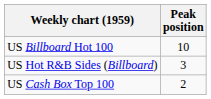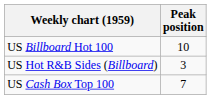(183, 84) 2 -> (183, 84) 7
